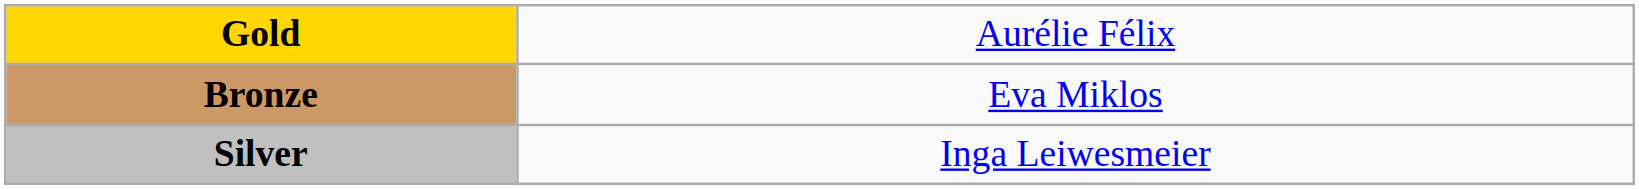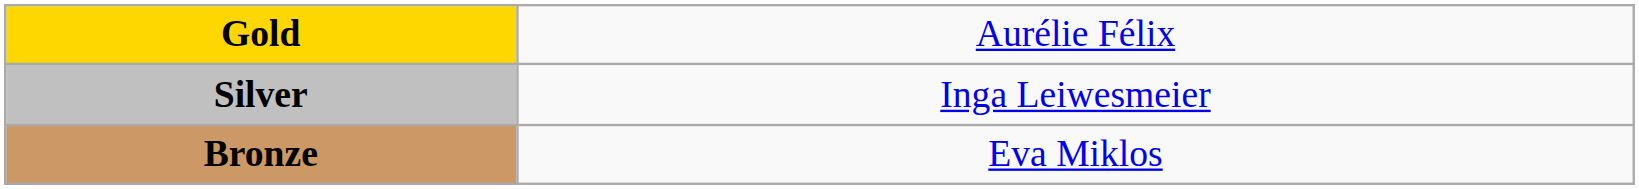rows swapped: (261, 153) <-> (261, 93)
